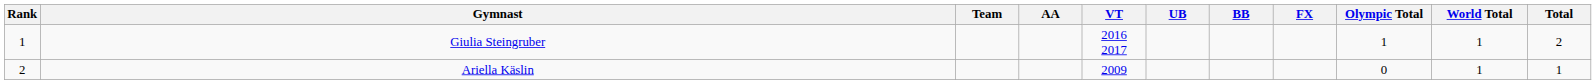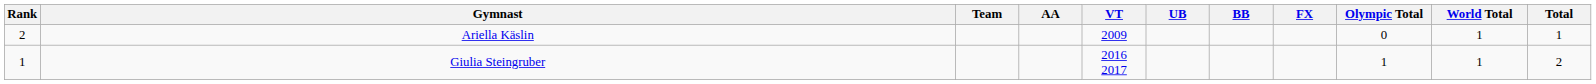rows swapped: (498, 42) <-> (498, 69)
